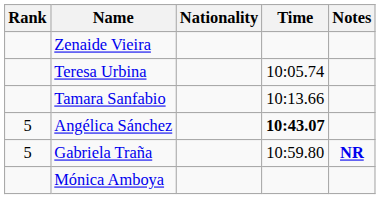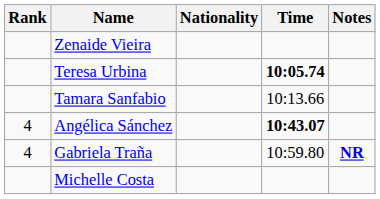(295, 72) normal -> (295, 72) bold
(28, 126) 5 -> (28, 126) 4
(28, 153) 5 -> (28, 153) 4
- row: (109, 180)
+ row: (104, 180)
